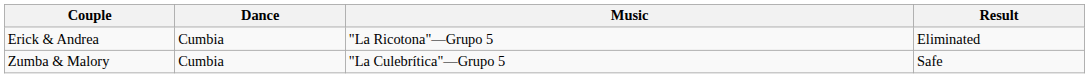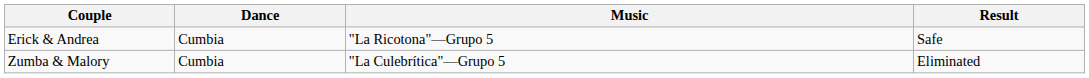(949, 38) Eliminated -> (930, 38) Safe
(930, 61) Safe -> (949, 61) Eliminated
